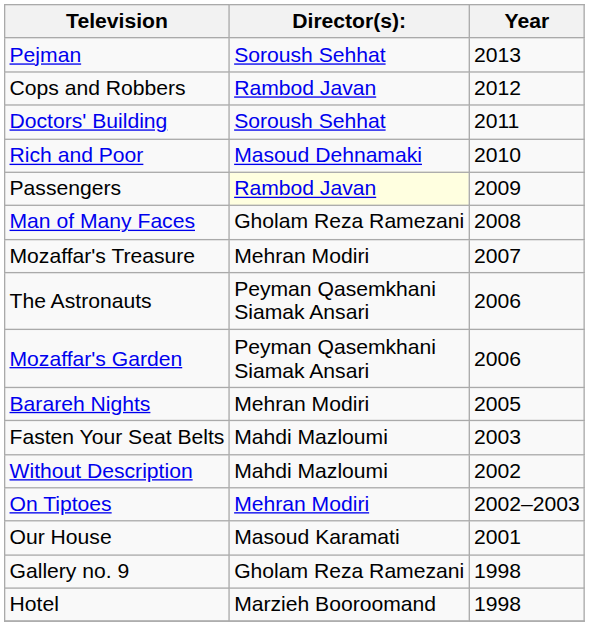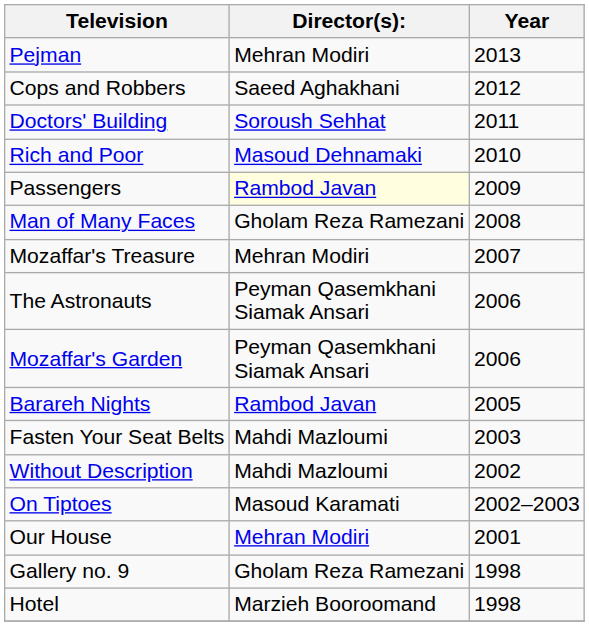(310, 54) Soroush Sehhat -> (302, 54) Mehran Modiri
(305, 88) Rambod Javan -> (317, 88) Saeed Aghakhani
(302, 403) Mehran Modiri -> (305, 403) Rambod Javan
(302, 504) Mehran Modiri -> (317, 504) Masoud Karamati
(317, 537) Masoud Karamati -> (302, 537) Mehran Modiri
